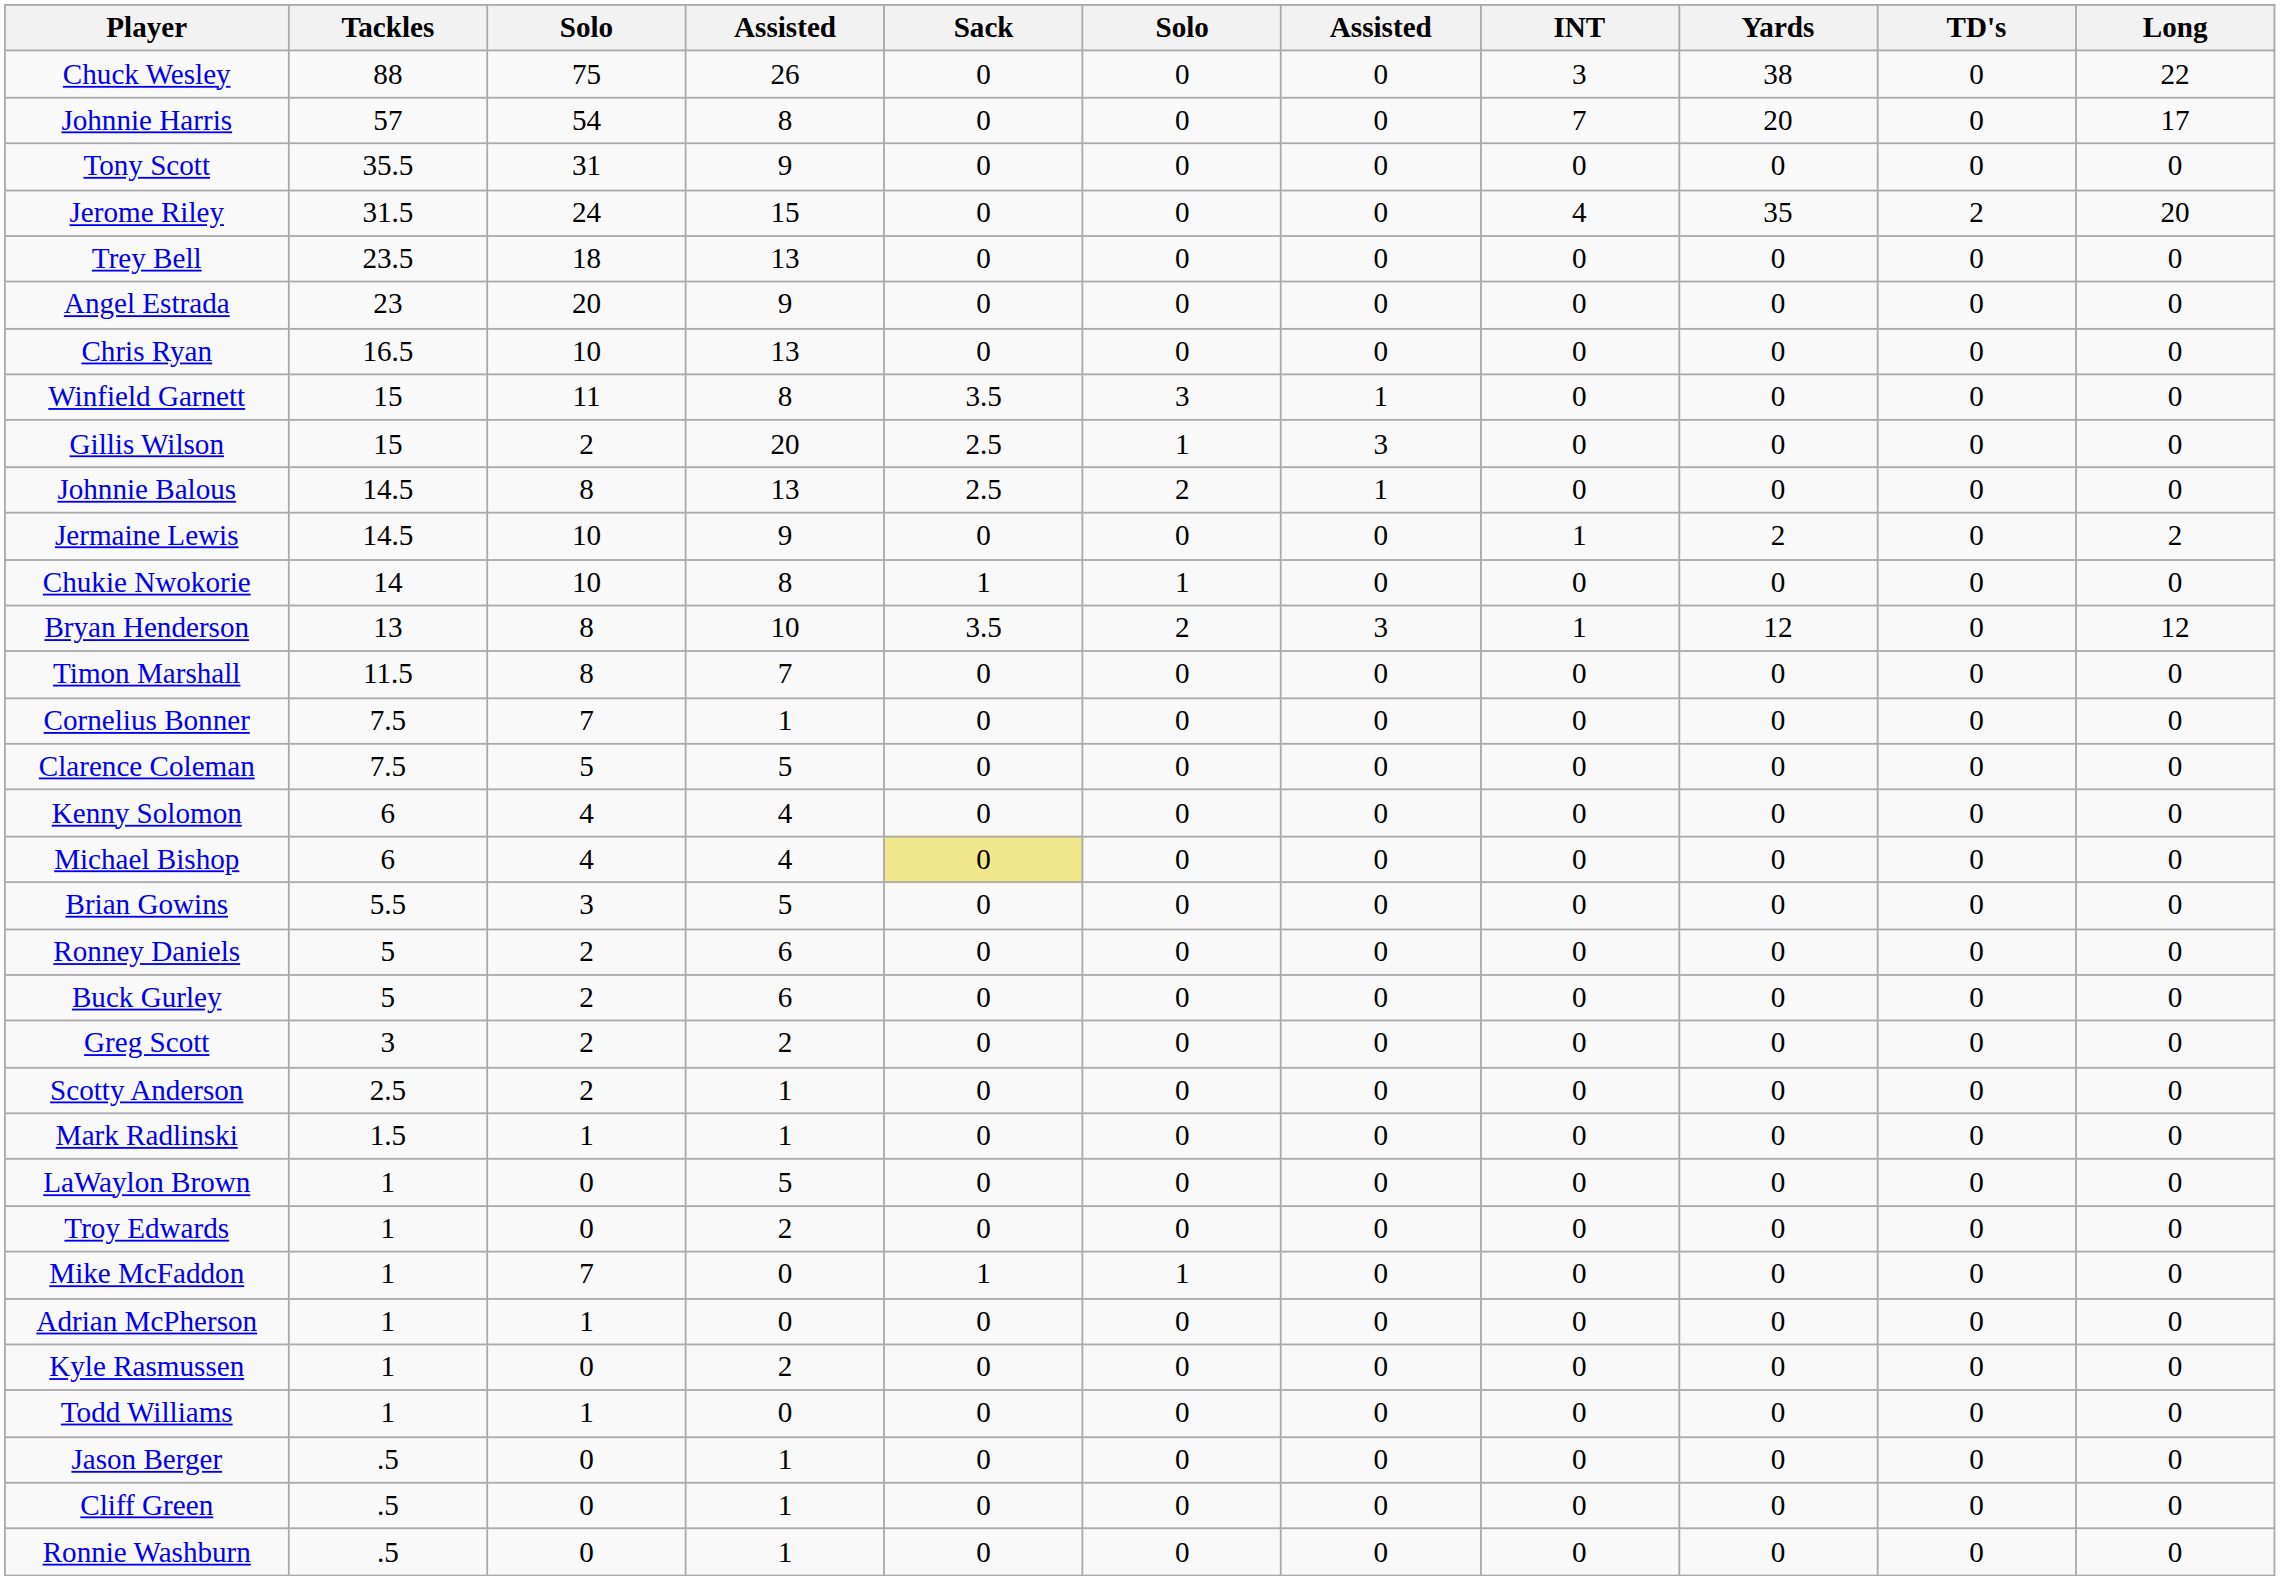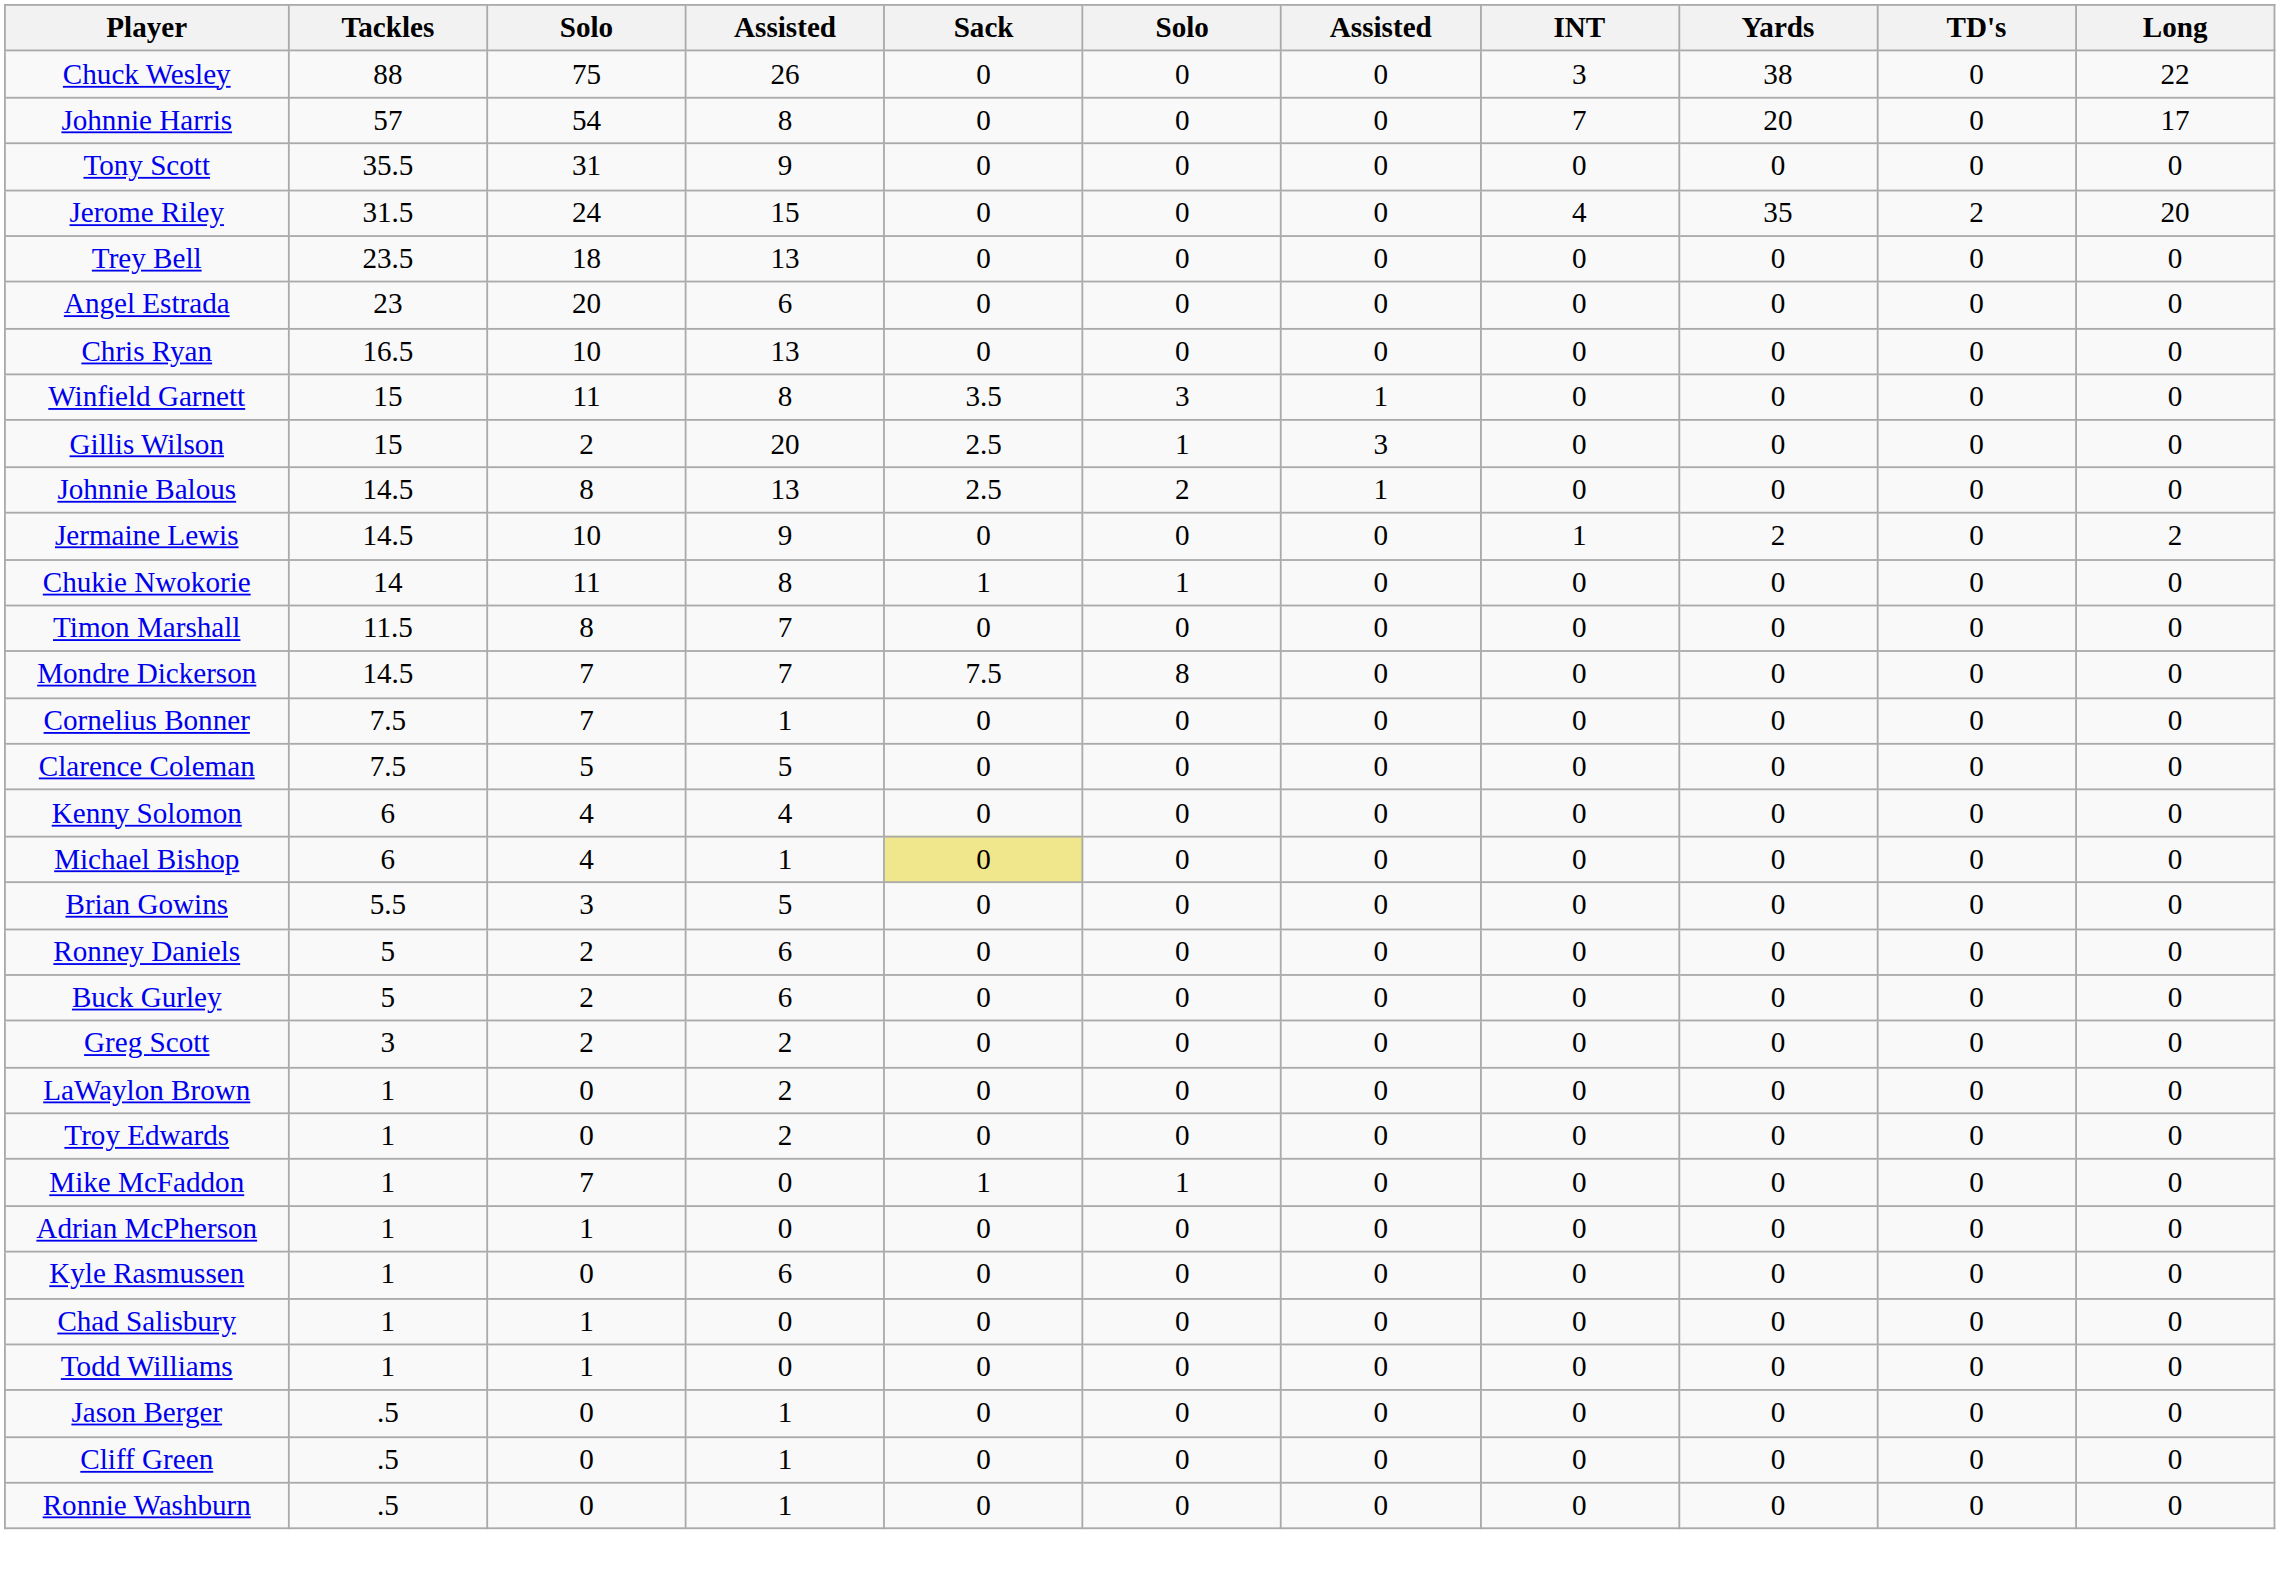(785, 304) 9 -> (785, 304) 6
(586, 581) 10 -> (586, 581) 11
- row: (147, 627)
+ row: (147, 674)
(785, 858) 4 -> (785, 858) 1
- row: (147, 1089)
- row: (147, 1135)
(785, 1182) 5 -> (785, 1089) 2
(785, 1366) 2 -> (785, 1274) 6
+ row: (147, 1320)
